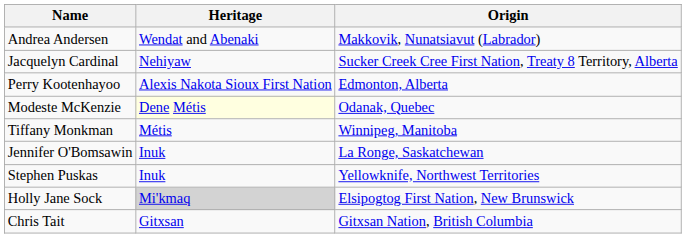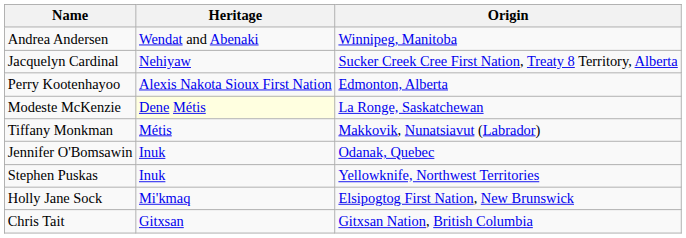(439, 38) Makkovik, Nunatsiavut (Labrador) -> (398, 38) Winnipeg, Manitoba
(386, 107) Odanak, Quebec -> (411, 107) La Ronge, Saskatchewan
(398, 130) Winnipeg, Manitoba -> (439, 130) Makkovik, Nunatsiavut (Labrador)
(411, 152) La Ronge, Saskatchewan -> (386, 152) Odanak, Quebec
(165, 198) lightgrey background -> (165, 198) no background
